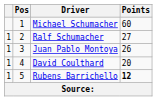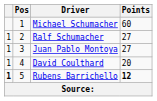(126, 50) 26 -> (126, 50) 27
(9, 76) normal -> (9, 76) bold
